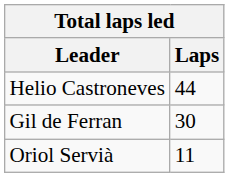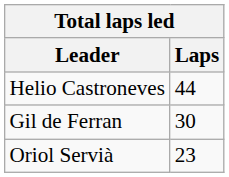(185, 155) 11 -> (185, 155) 23
